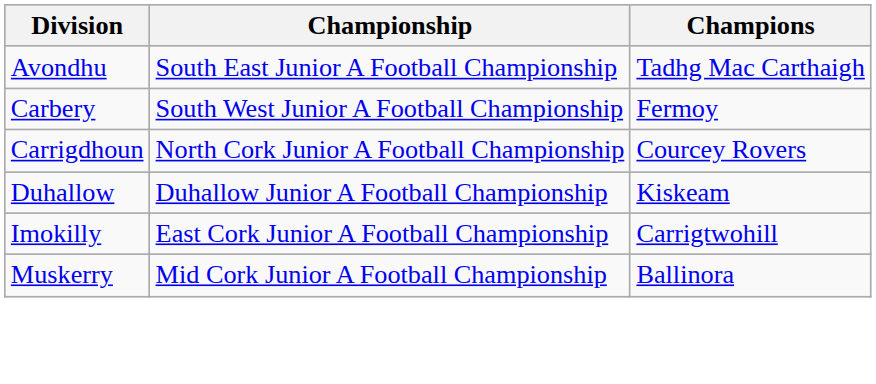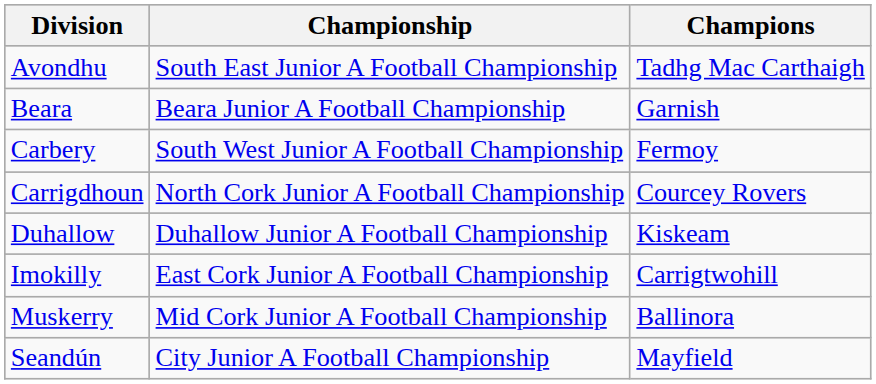+ row: (41, 108)
+ row: (56, 358)
